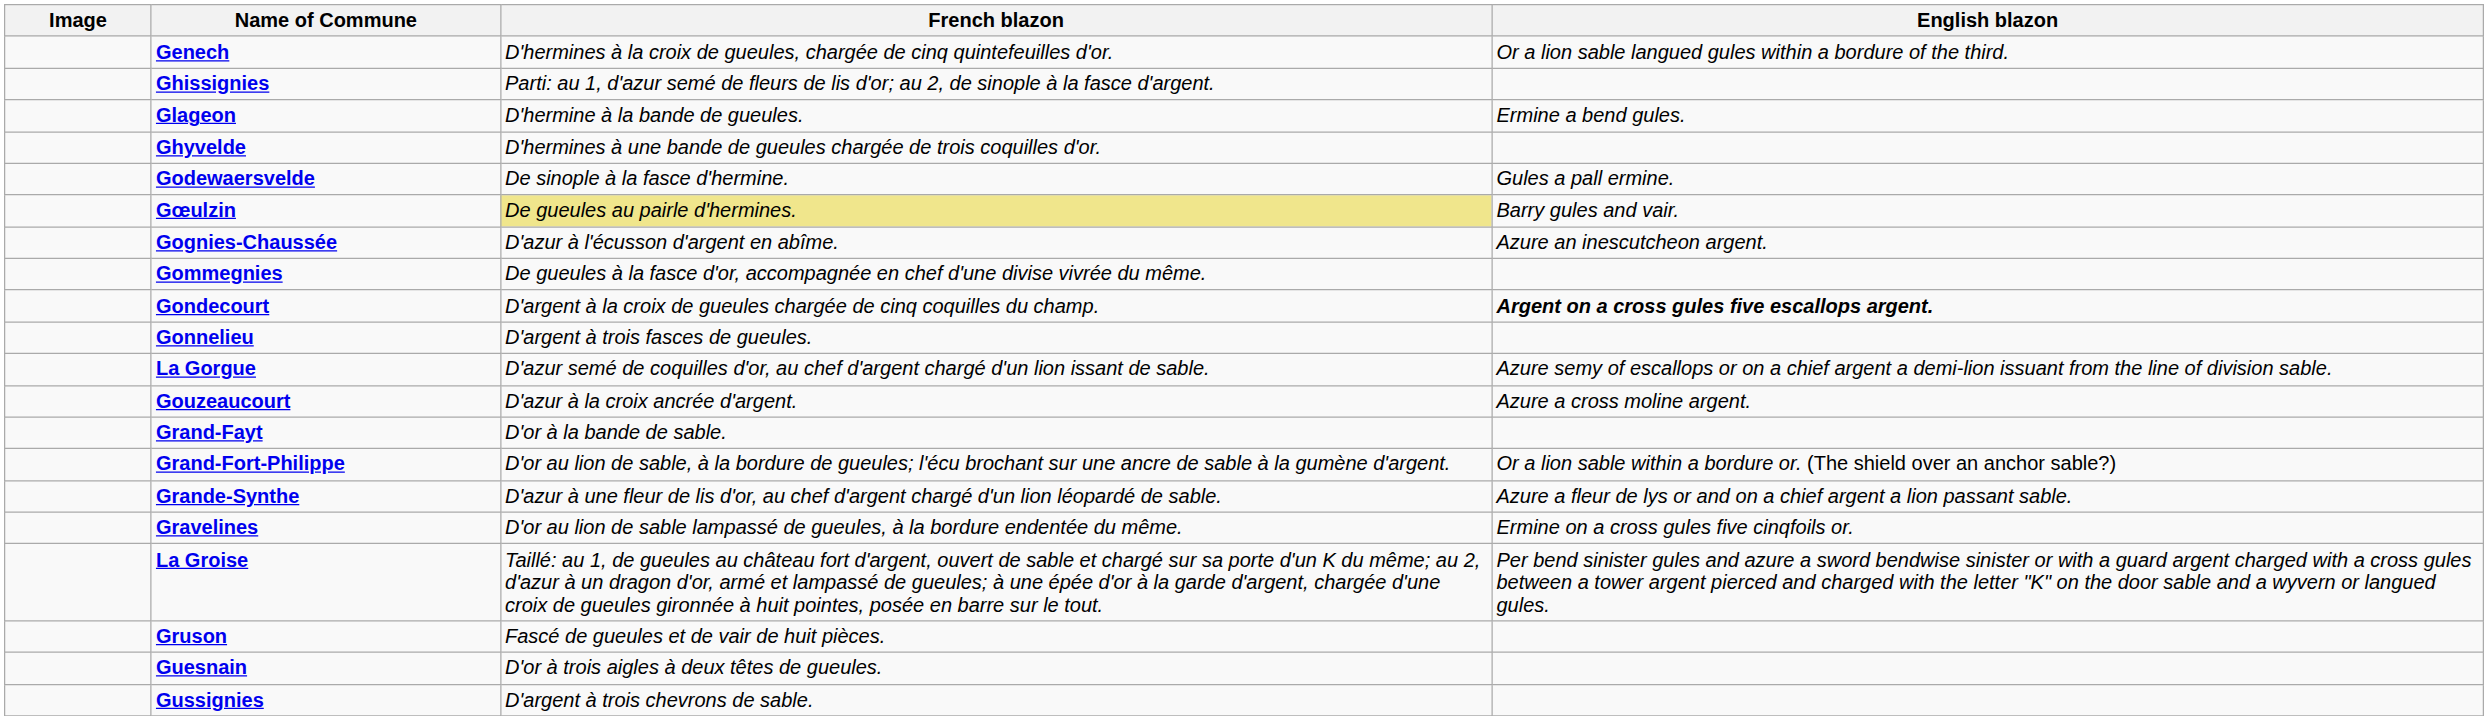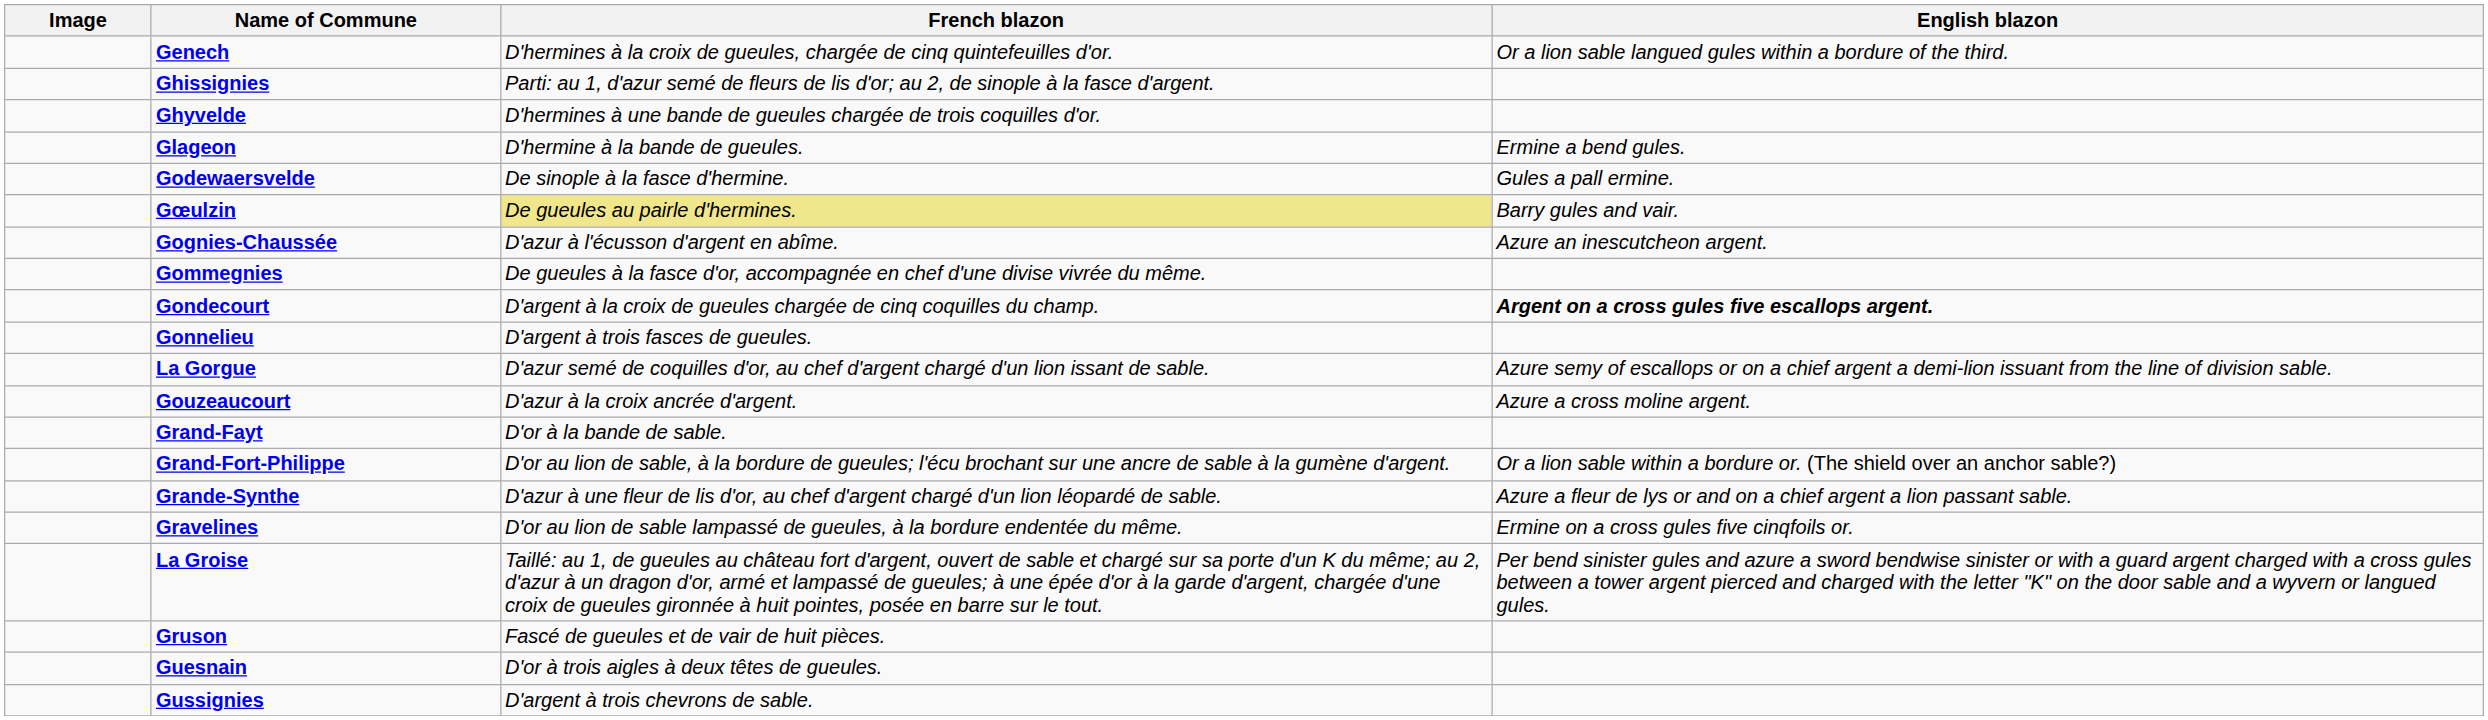rows swapped: (201, 147) <-> (196, 115)
